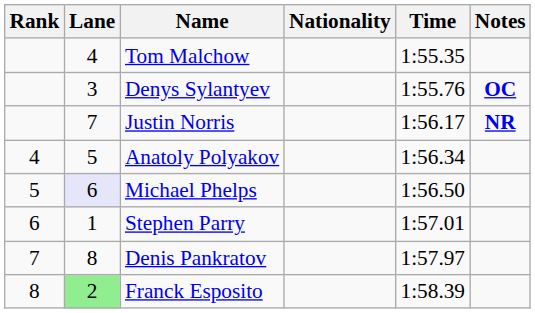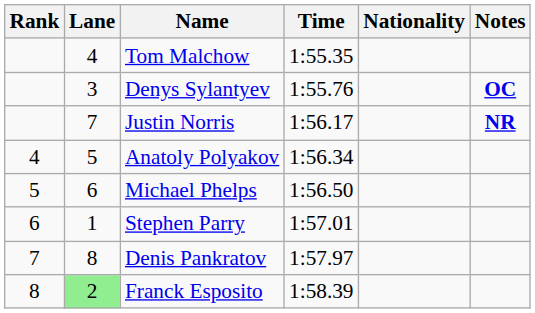columns swapped: (340, 21) <-> (433, 21)
(92, 190) lavender background -> (92, 190) no background
